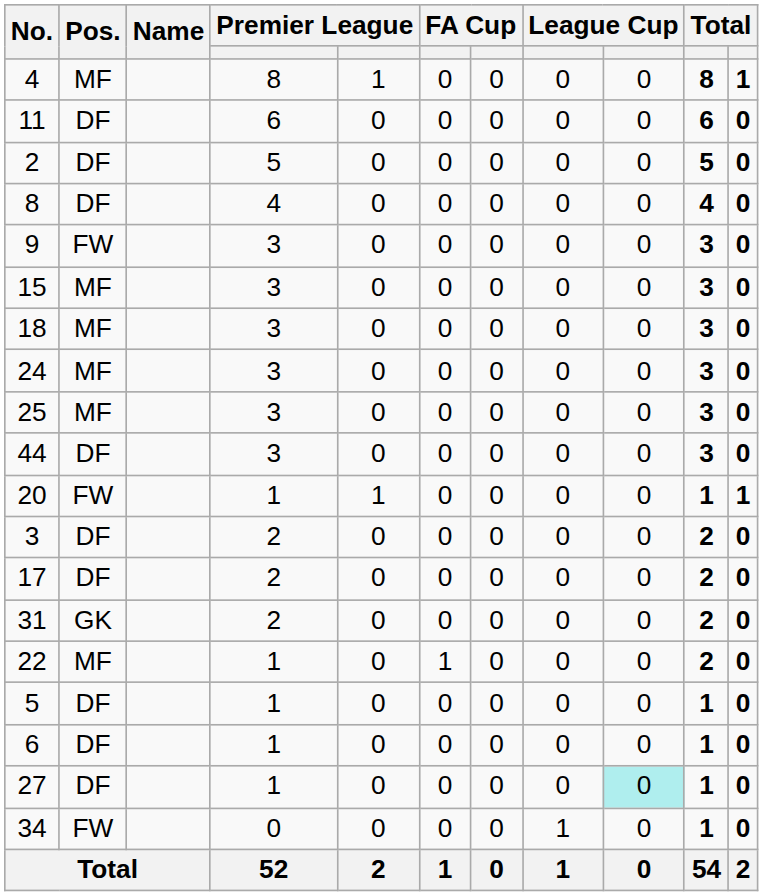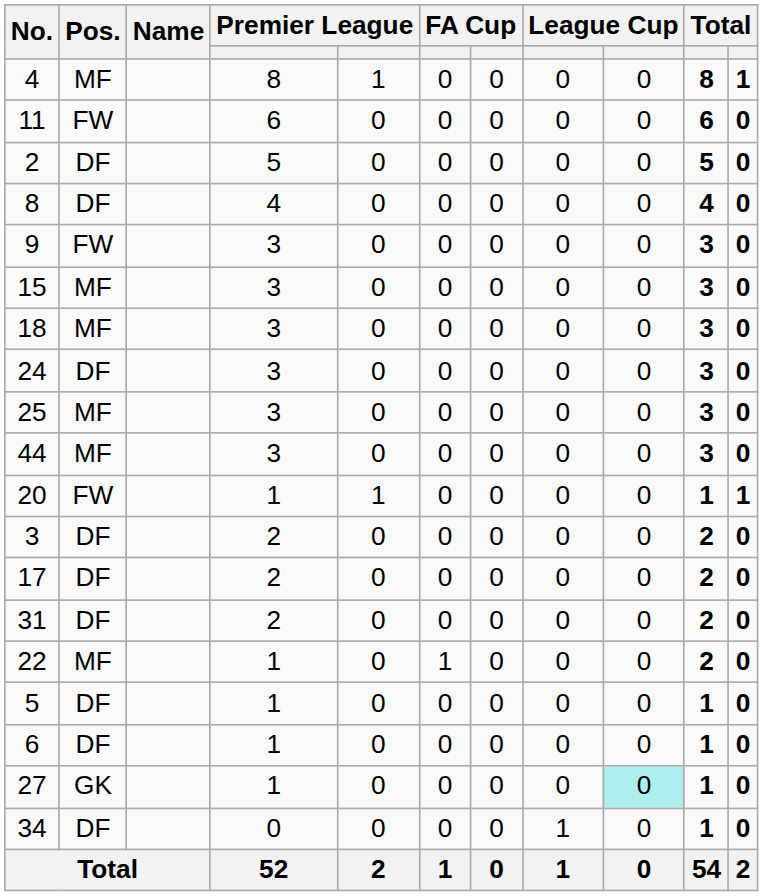(93, 120) DF -> (93, 120) FW
(93, 370) MF -> (93, 370) DF
(93, 453) DF -> (93, 453) MF
(93, 620) GK -> (93, 620) DF
(93, 786) DF -> (93, 786) GK
(93, 828) FW -> (93, 828) DF
